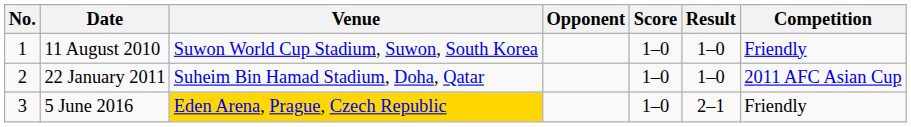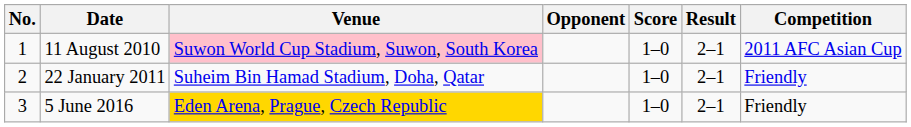(356, 48) no background -> (356, 48) pink background
(711, 48) 1–0 -> (711, 48) 2–1
(776, 48) Friendly -> (823, 48) 2011 AFC Asian Cup
(711, 77) 1–0 -> (711, 77) 2–1
(823, 77) 2011 AFC Asian Cup -> (776, 77) Friendly
